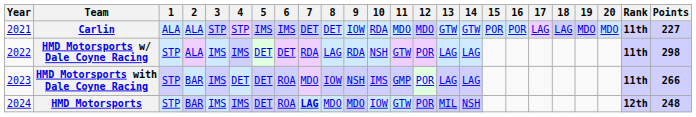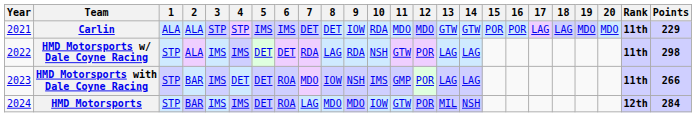(671, 30) 227 -> (671, 30) 229
(310, 104) bold -> (310, 104) normal
(671, 104) 248 -> (671, 104) 284
